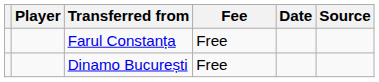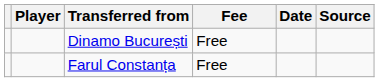rows swapped: (128, 64) <-> (122, 40)
